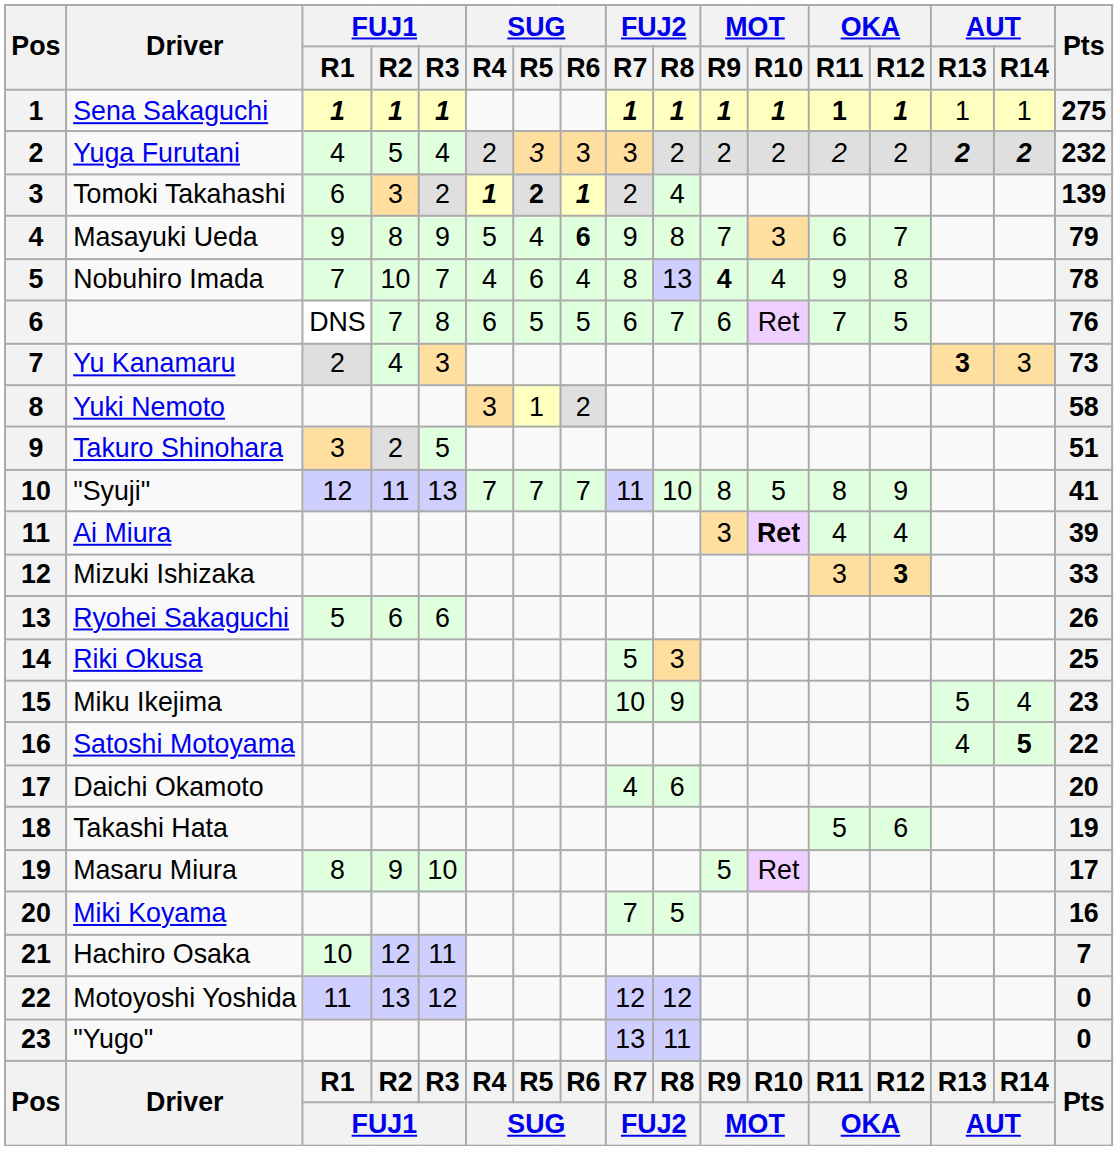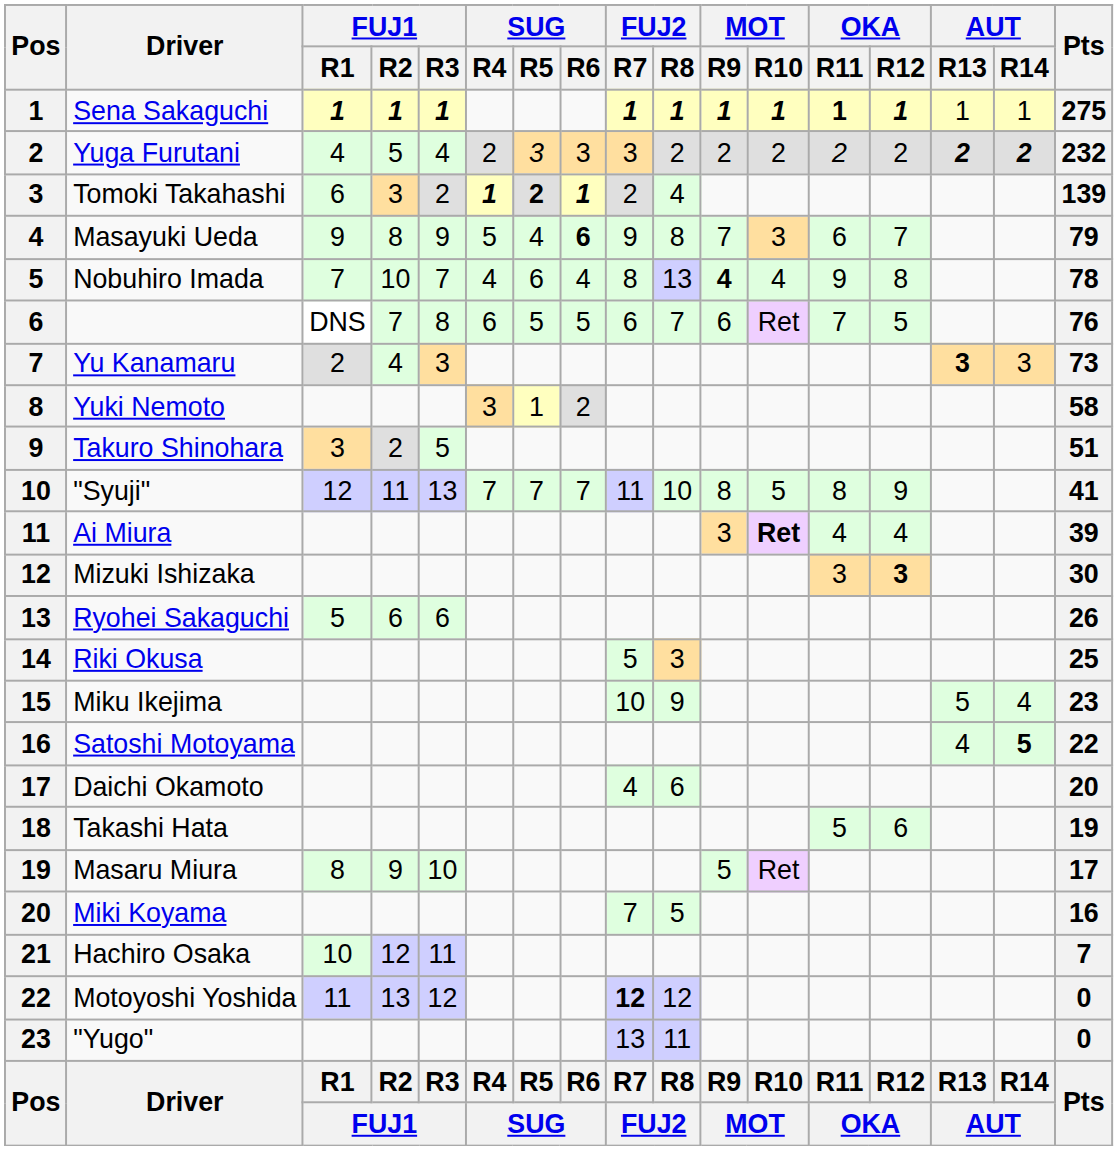(1084, 575) 33 -> (1084, 575) 30
(630, 997) normal -> (630, 997) bold
